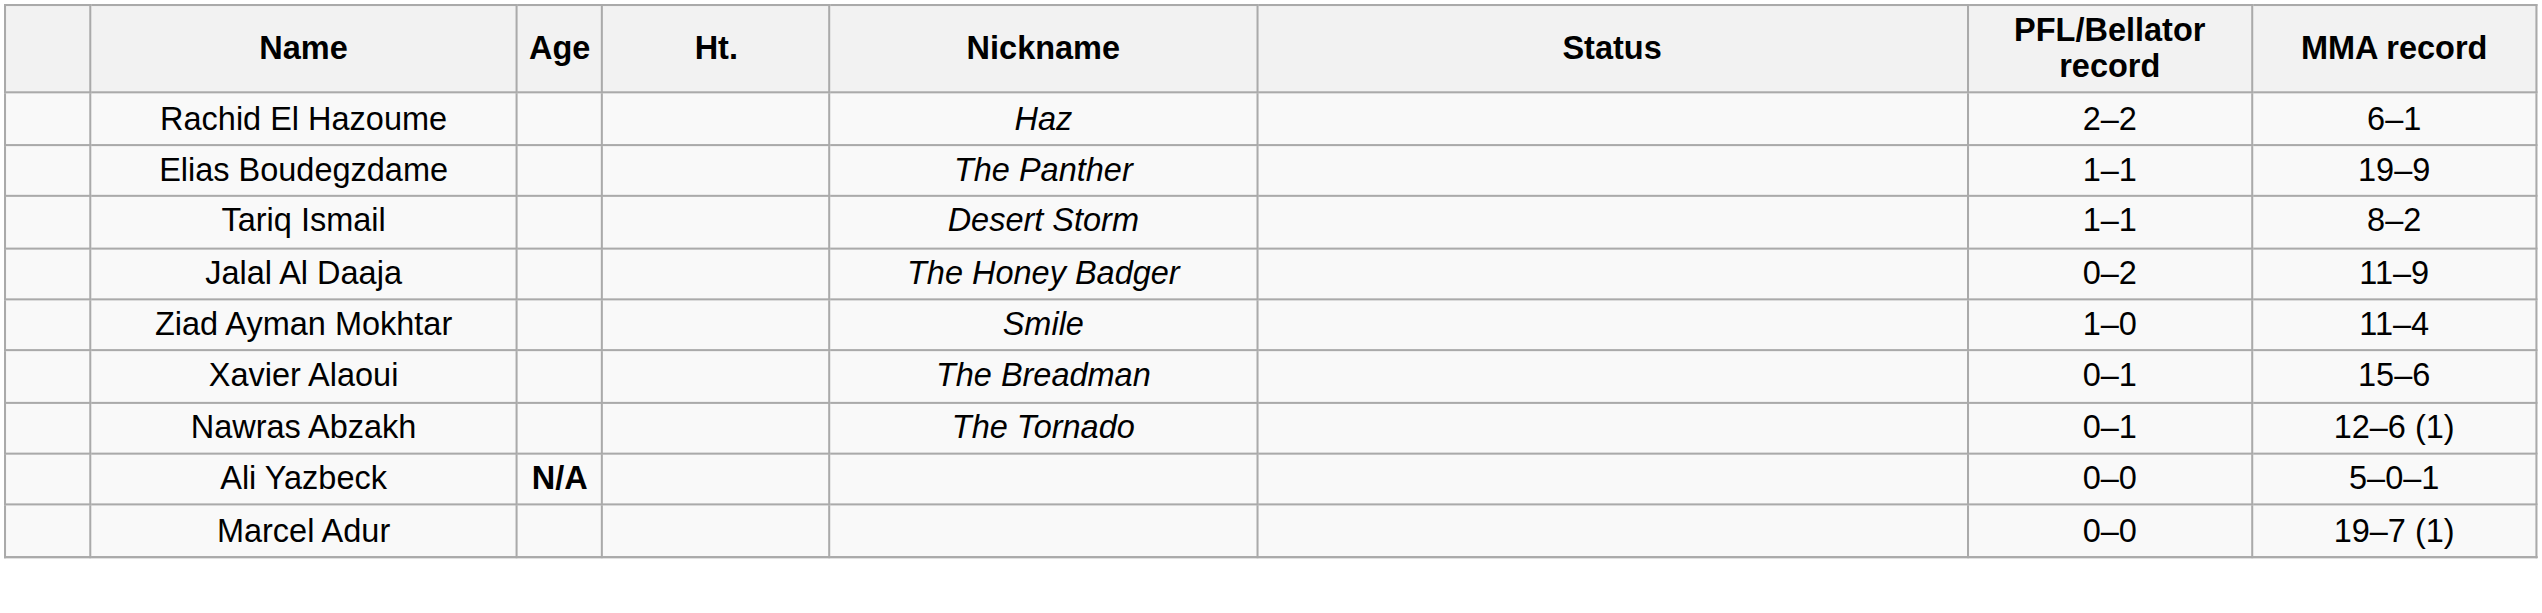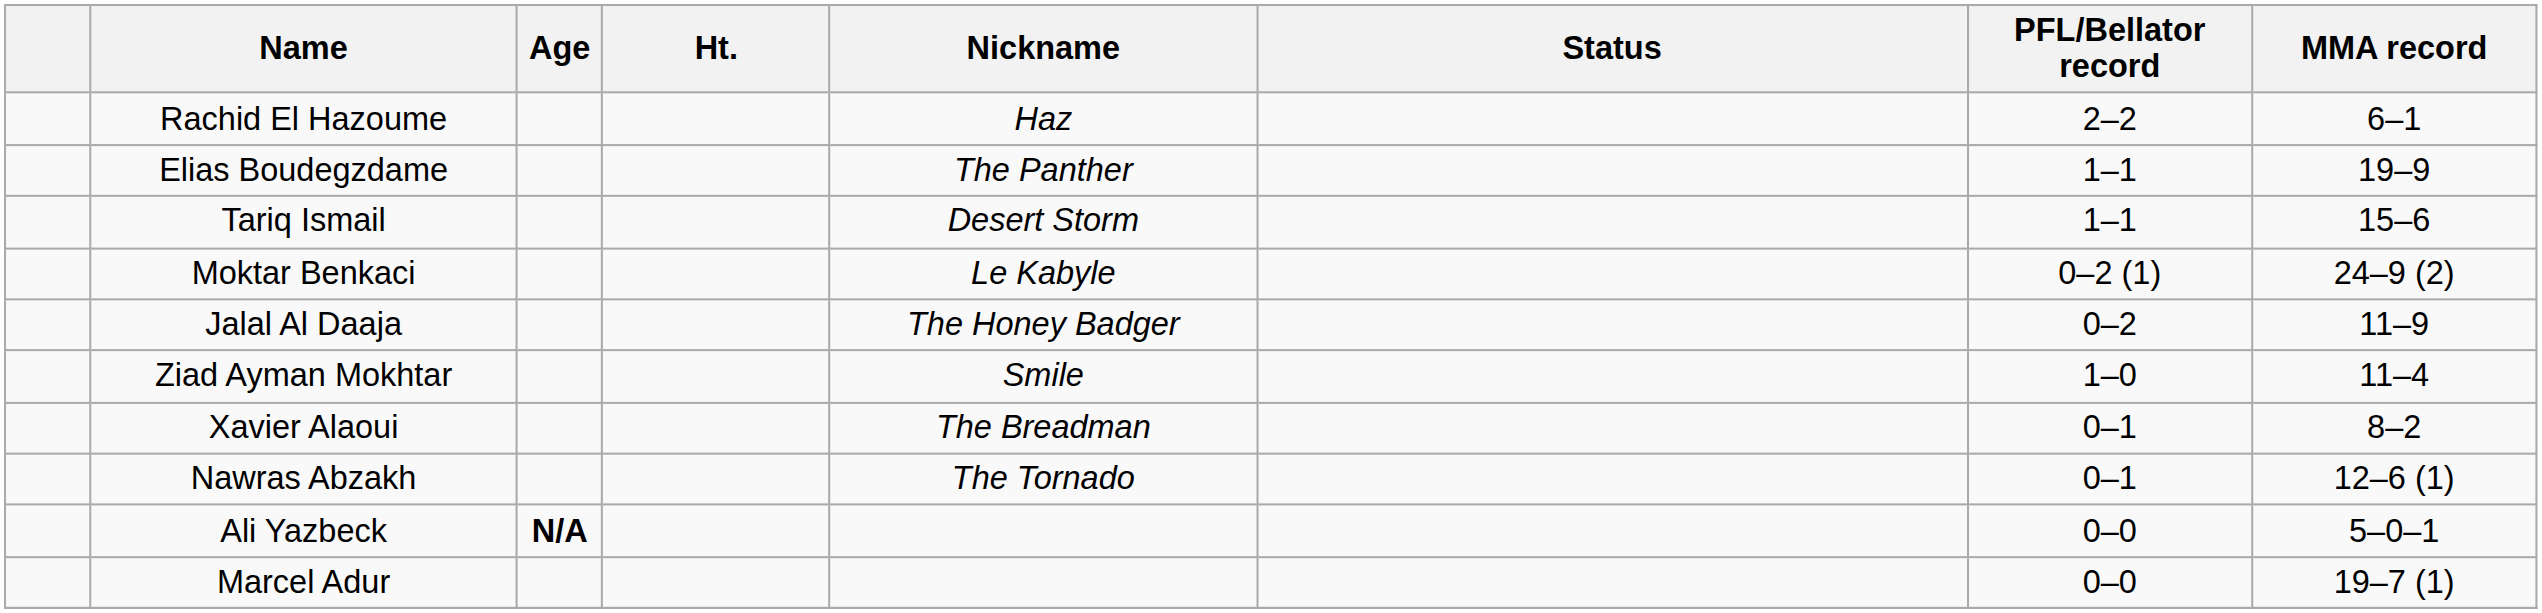(2394, 221) 8–2 -> (2394, 221) 15–6
+ row: (304, 272)
(2394, 375) 15–6 -> (2394, 427) 8–2
